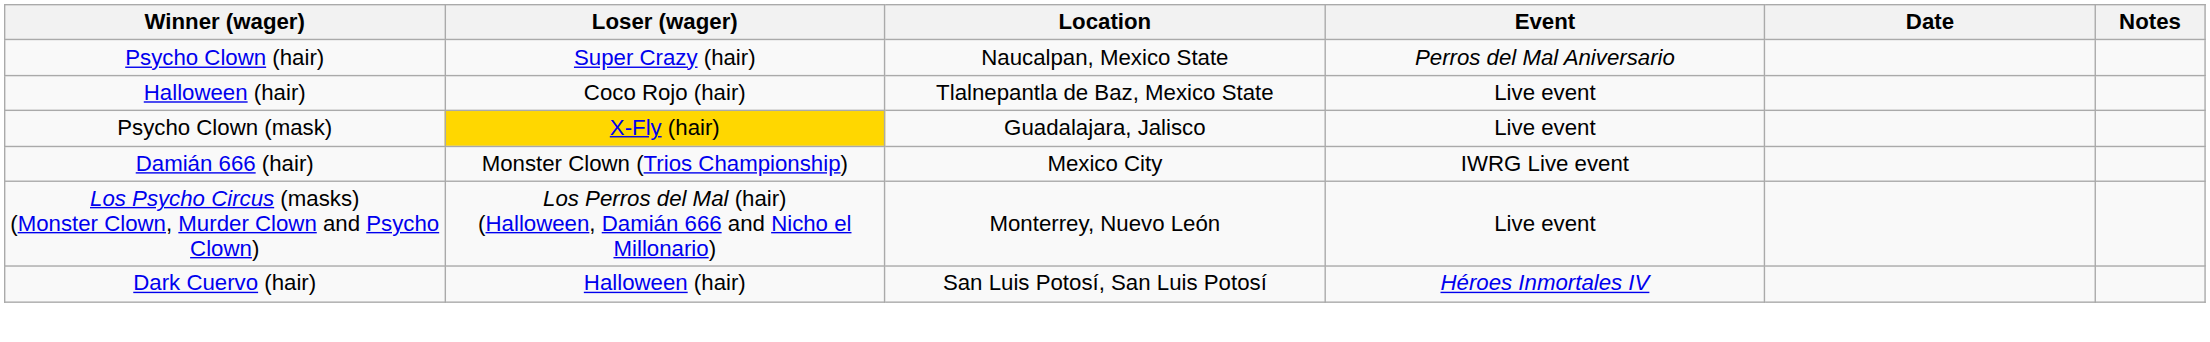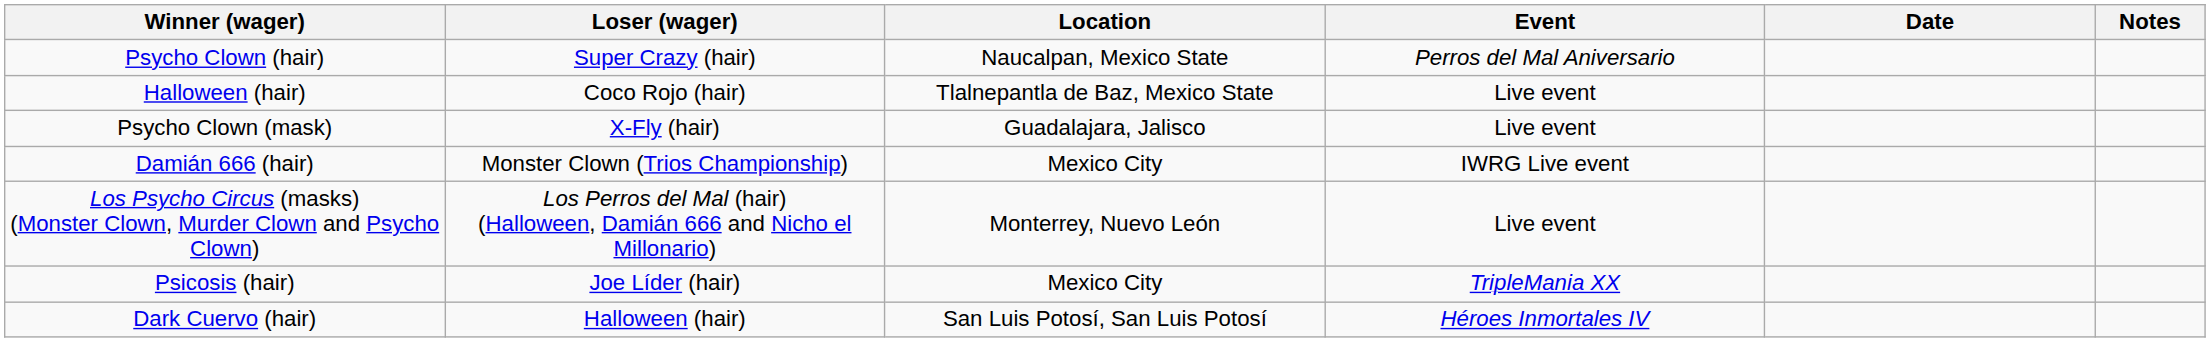(665, 127) gold background -> (665, 127) no background
+ row: (225, 283)
